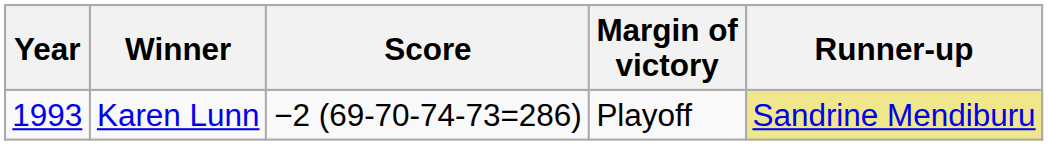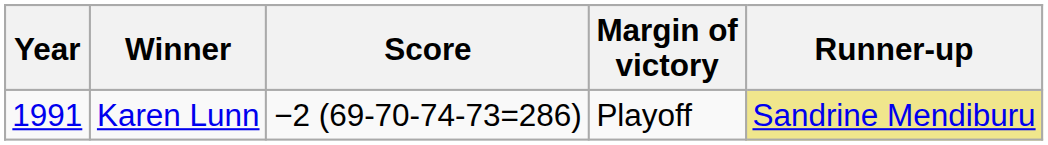(47, 115) 1993 -> (47, 115) 1991
